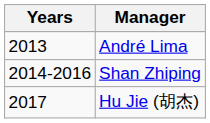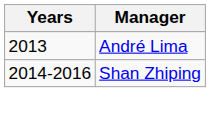- row: (149, 101)
